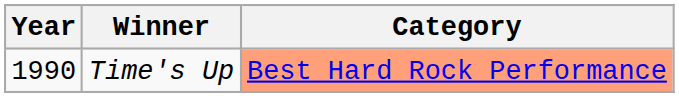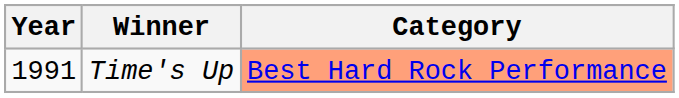(44, 71) 1990 -> (44, 71) 1991
